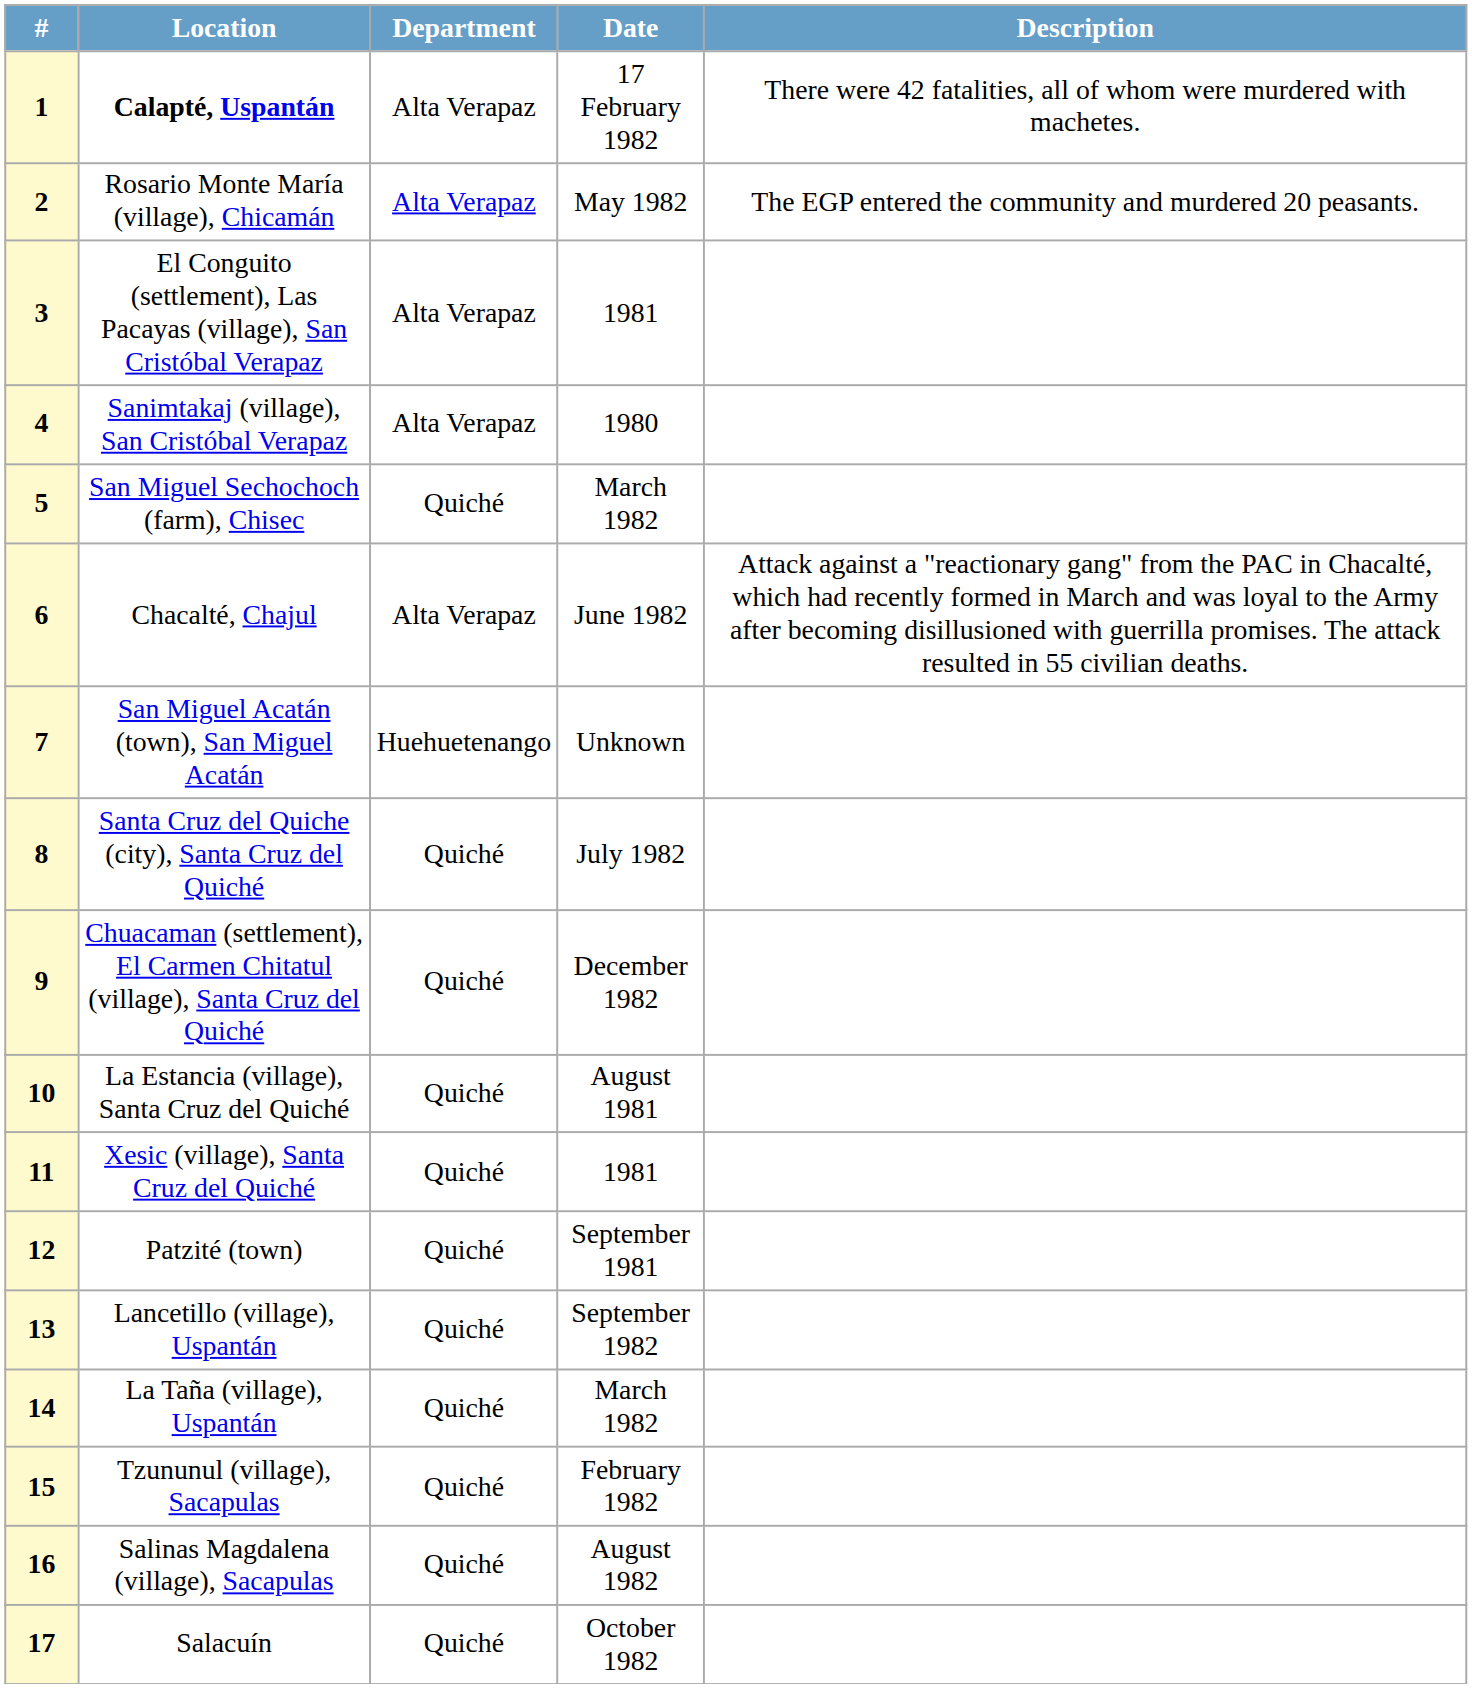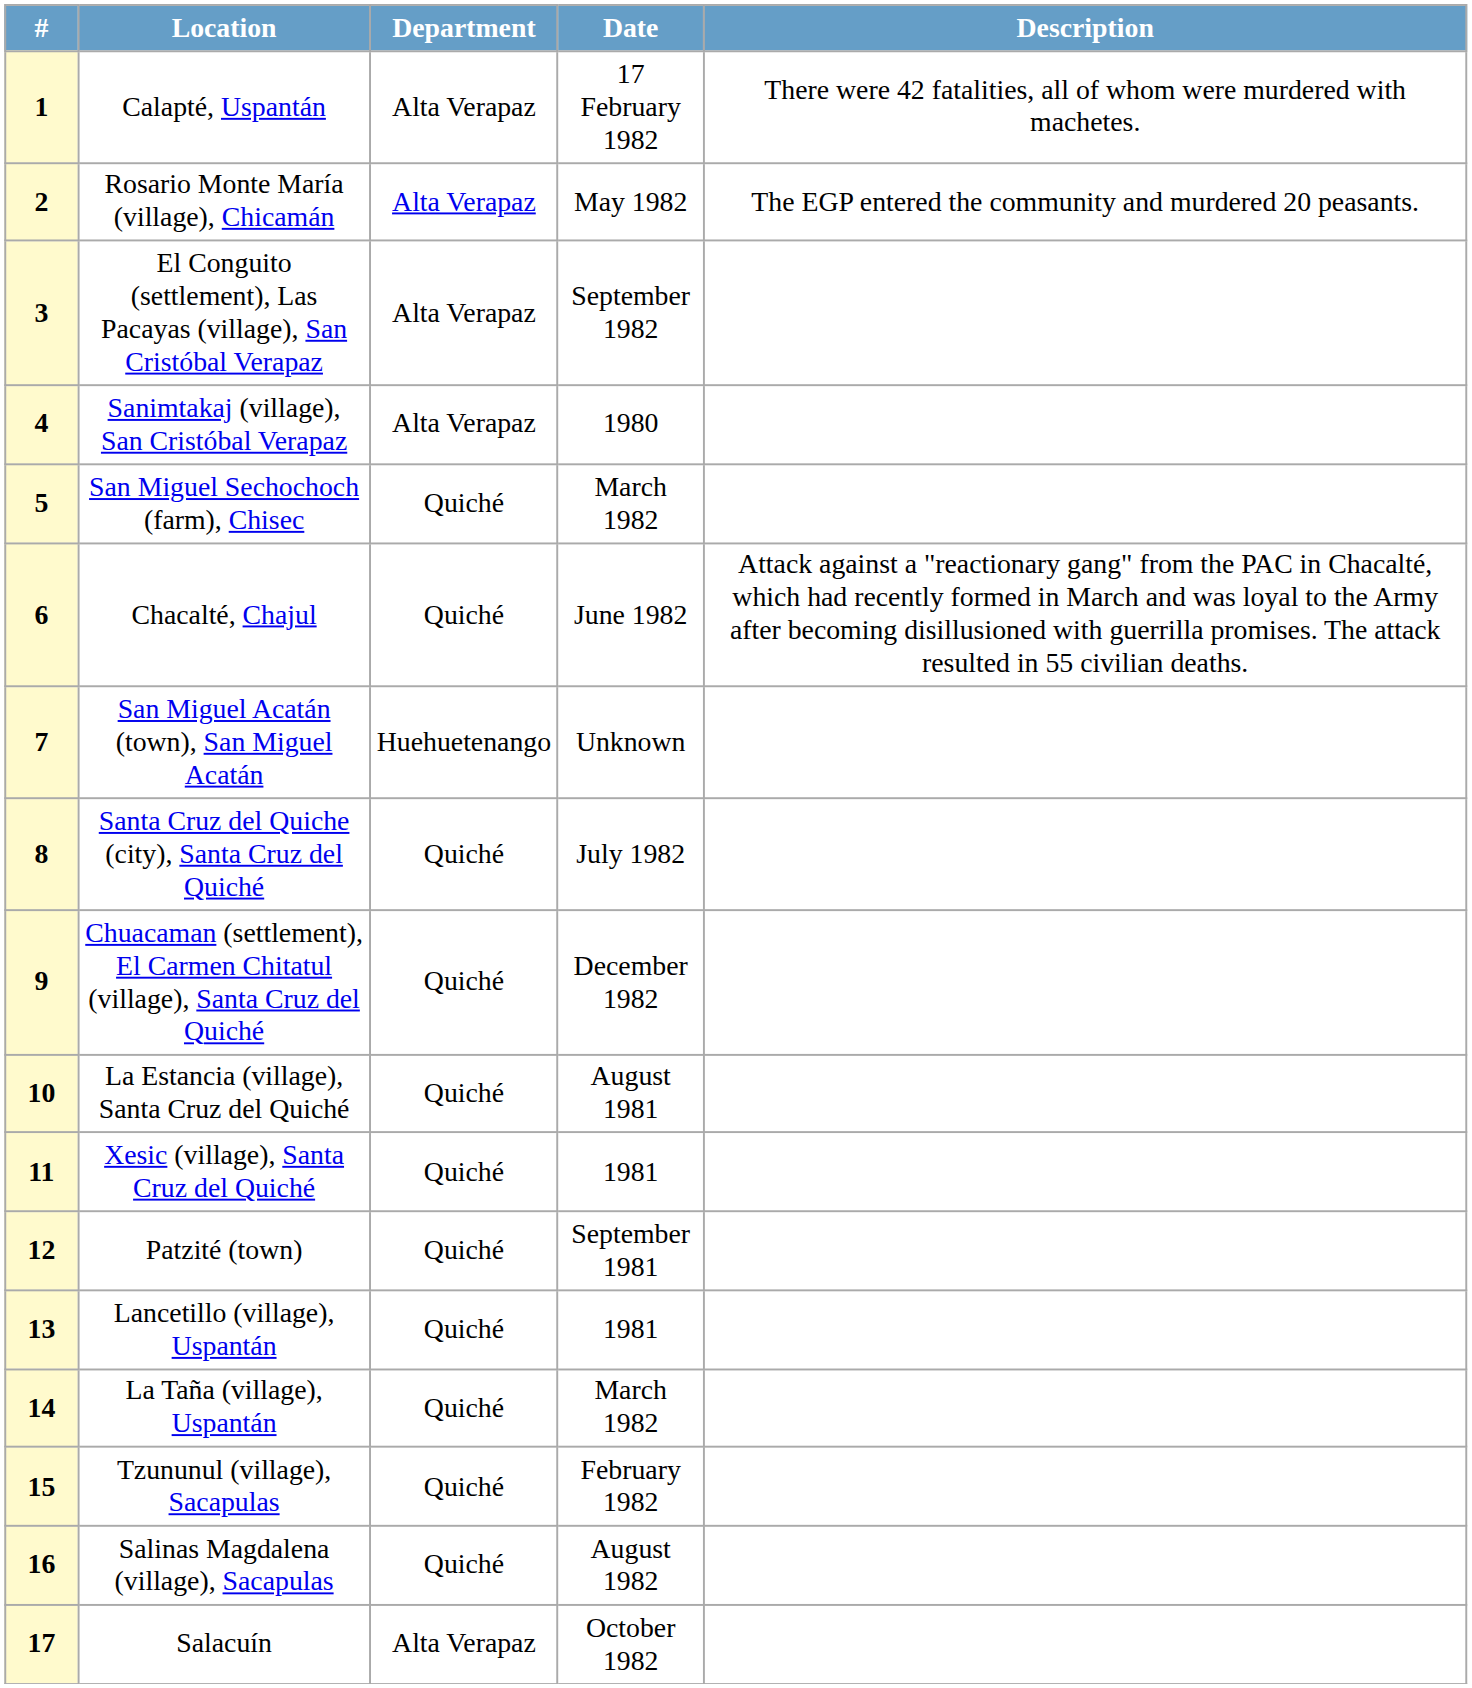(224, 106) bold -> (224, 106) normal
(631, 312) 1981 -> (631, 312) September 1982
(464, 614) Alta Verapaz -> (464, 614) Quiché
(631, 1329) September 1982 -> (631, 1329) 1981
(464, 1643) Quiché -> (464, 1643) Alta Verapaz
